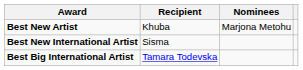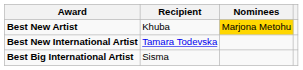(256, 27) no background -> (256, 27) gold background
(156, 42) Sisma -> (180, 42) Tamara Todevska
(180, 57) Tamara Todevska -> (156, 57) Sisma
